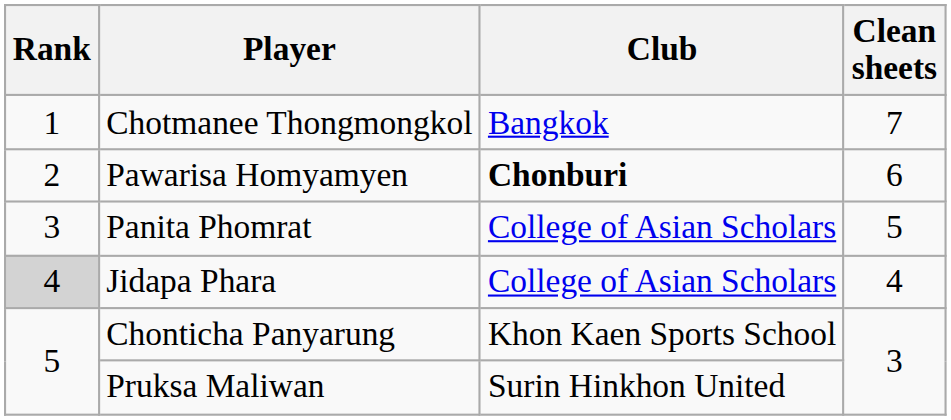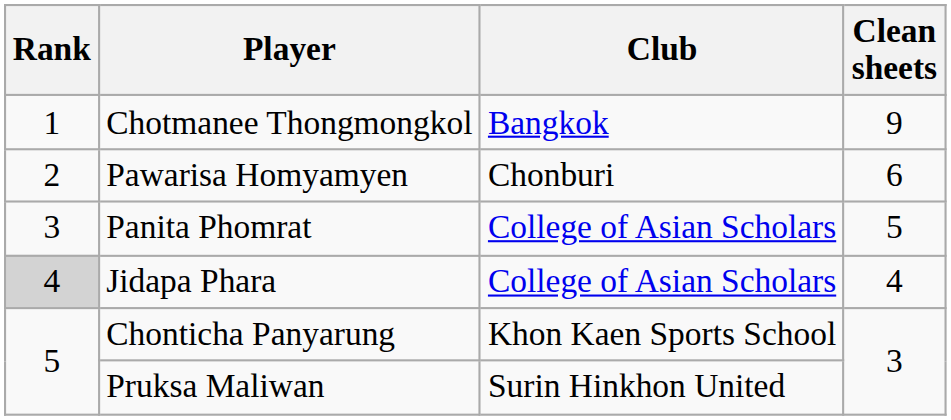(894, 121) 7 -> (894, 121) 9
(558, 174) bold -> (551, 174) normal
